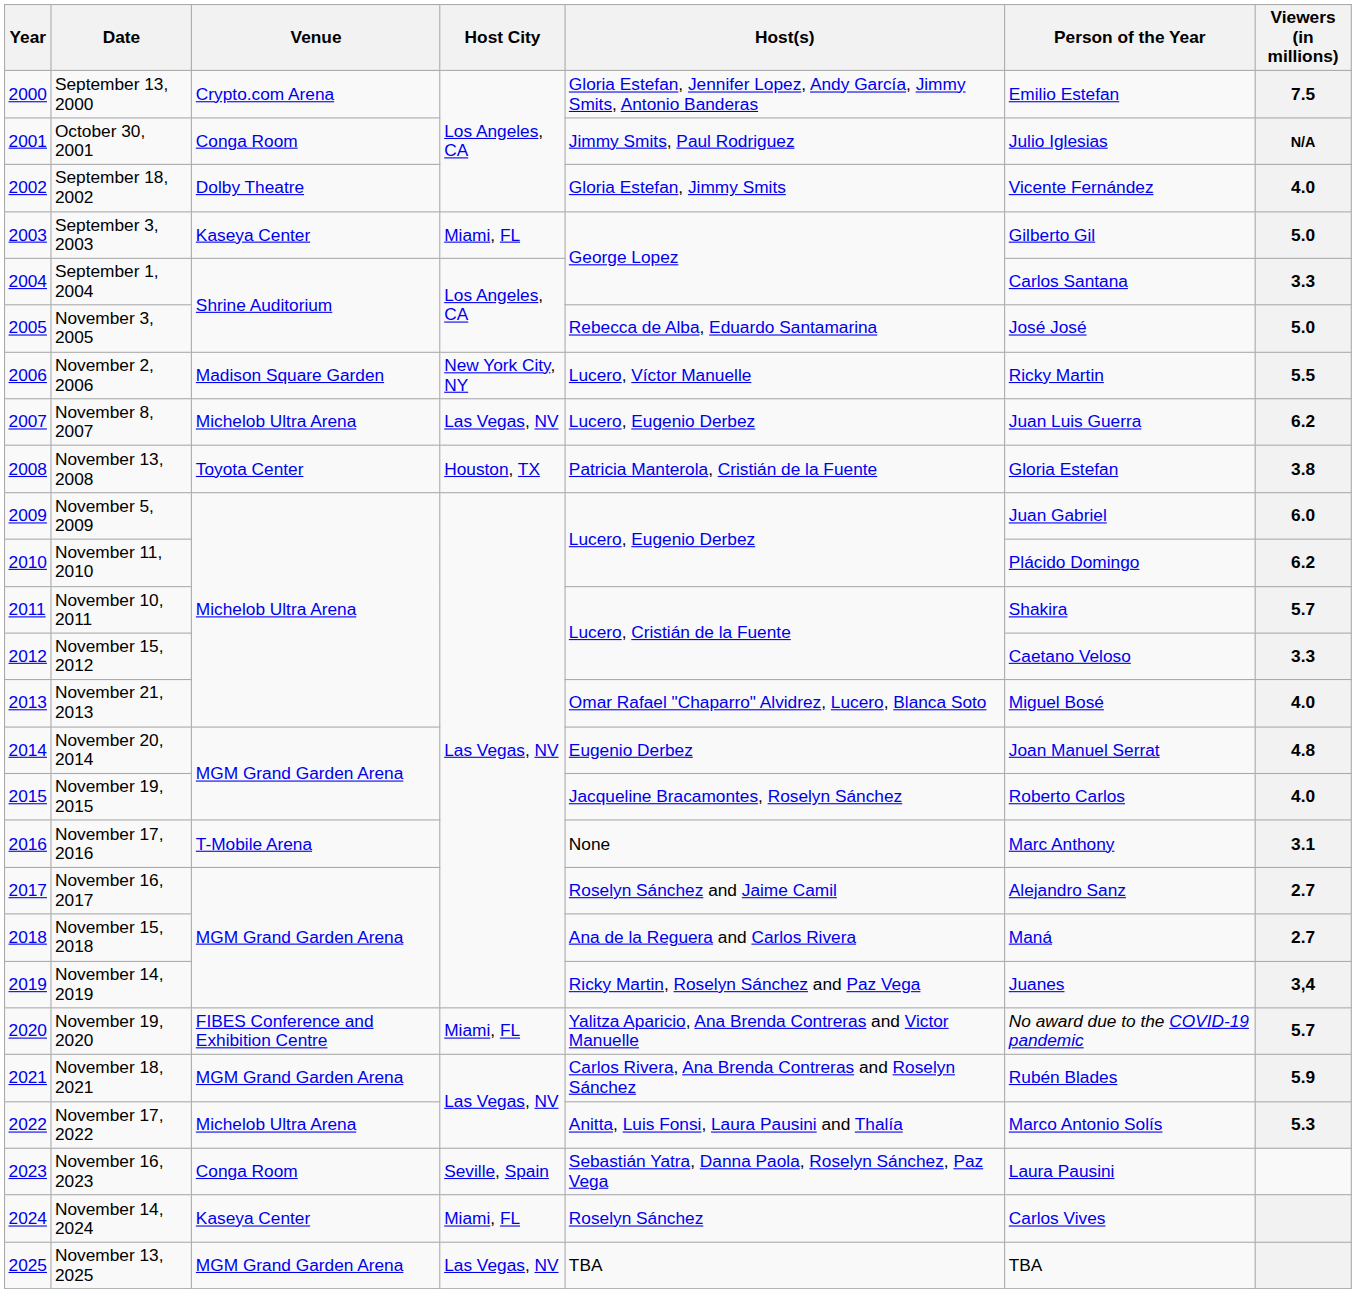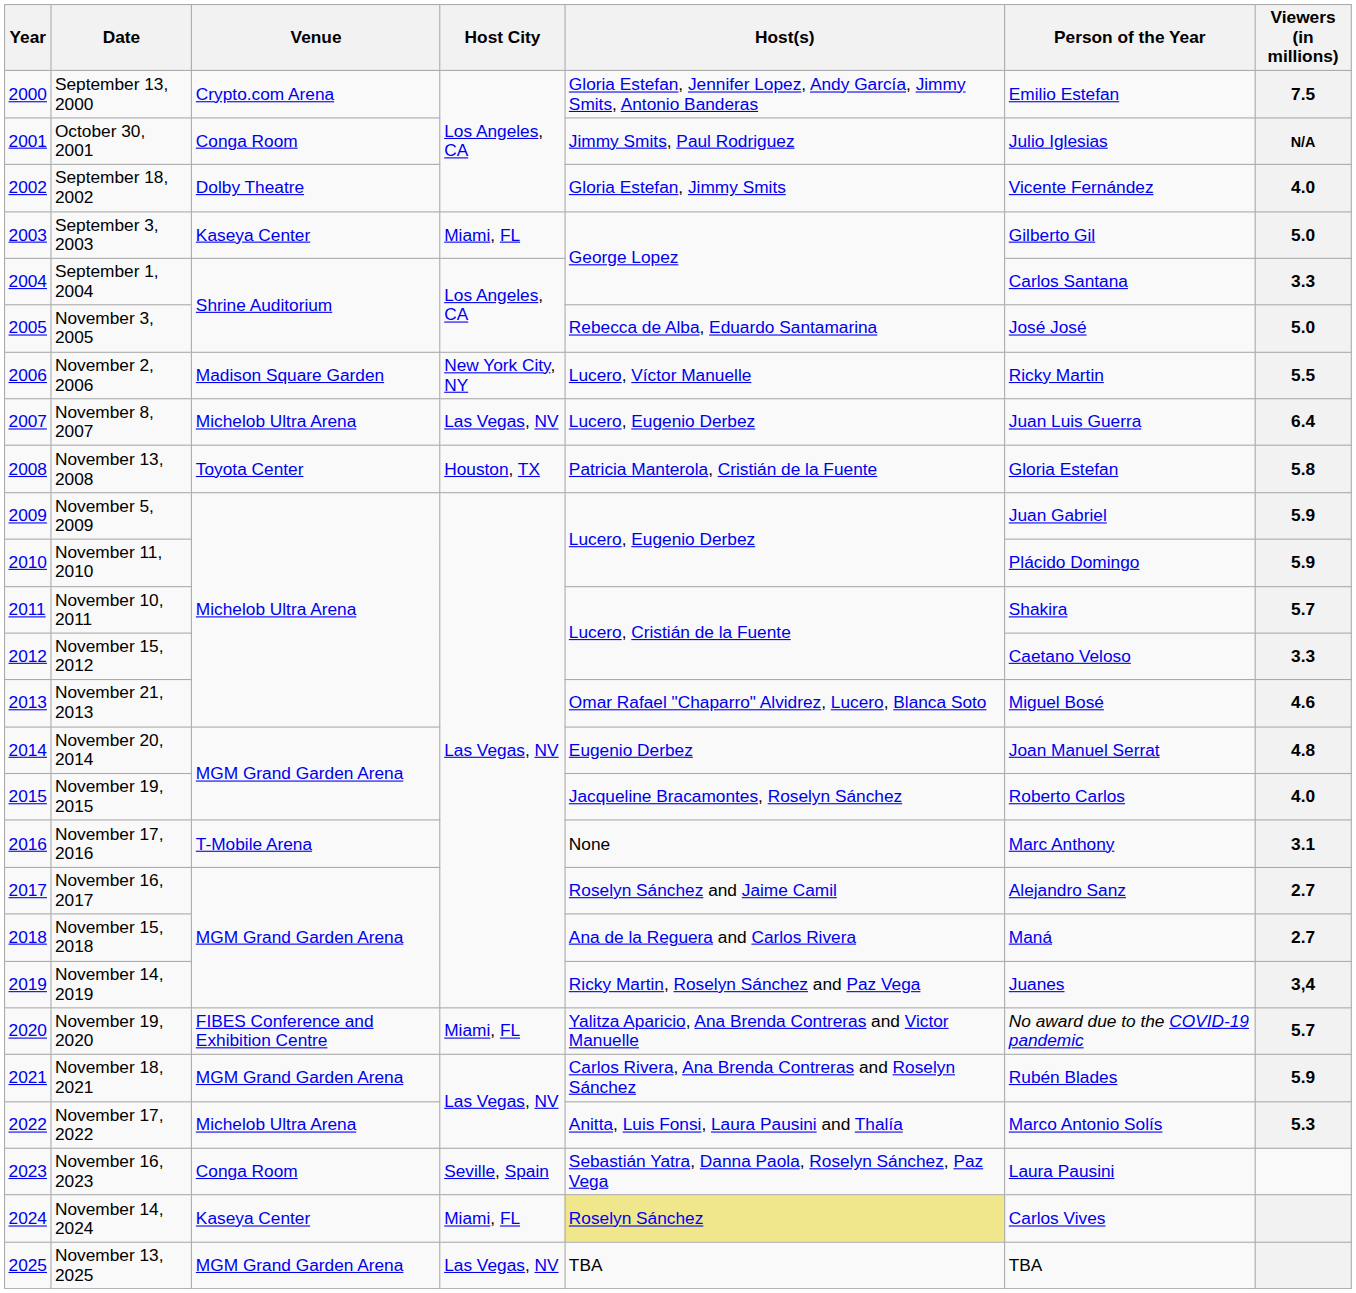(1303, 422) 6.2 -> (1303, 422) 6.4
(1303, 468) 3.8 -> (1303, 468) 5.8
(1303, 515) 6.0 -> (1303, 515) 5.9
(1303, 562) 6.2 -> (1303, 562) 5.9
(1303, 703) 4.0 -> (1303, 703) 4.6
(636, 1218) no background -> (636, 1218) khaki background
